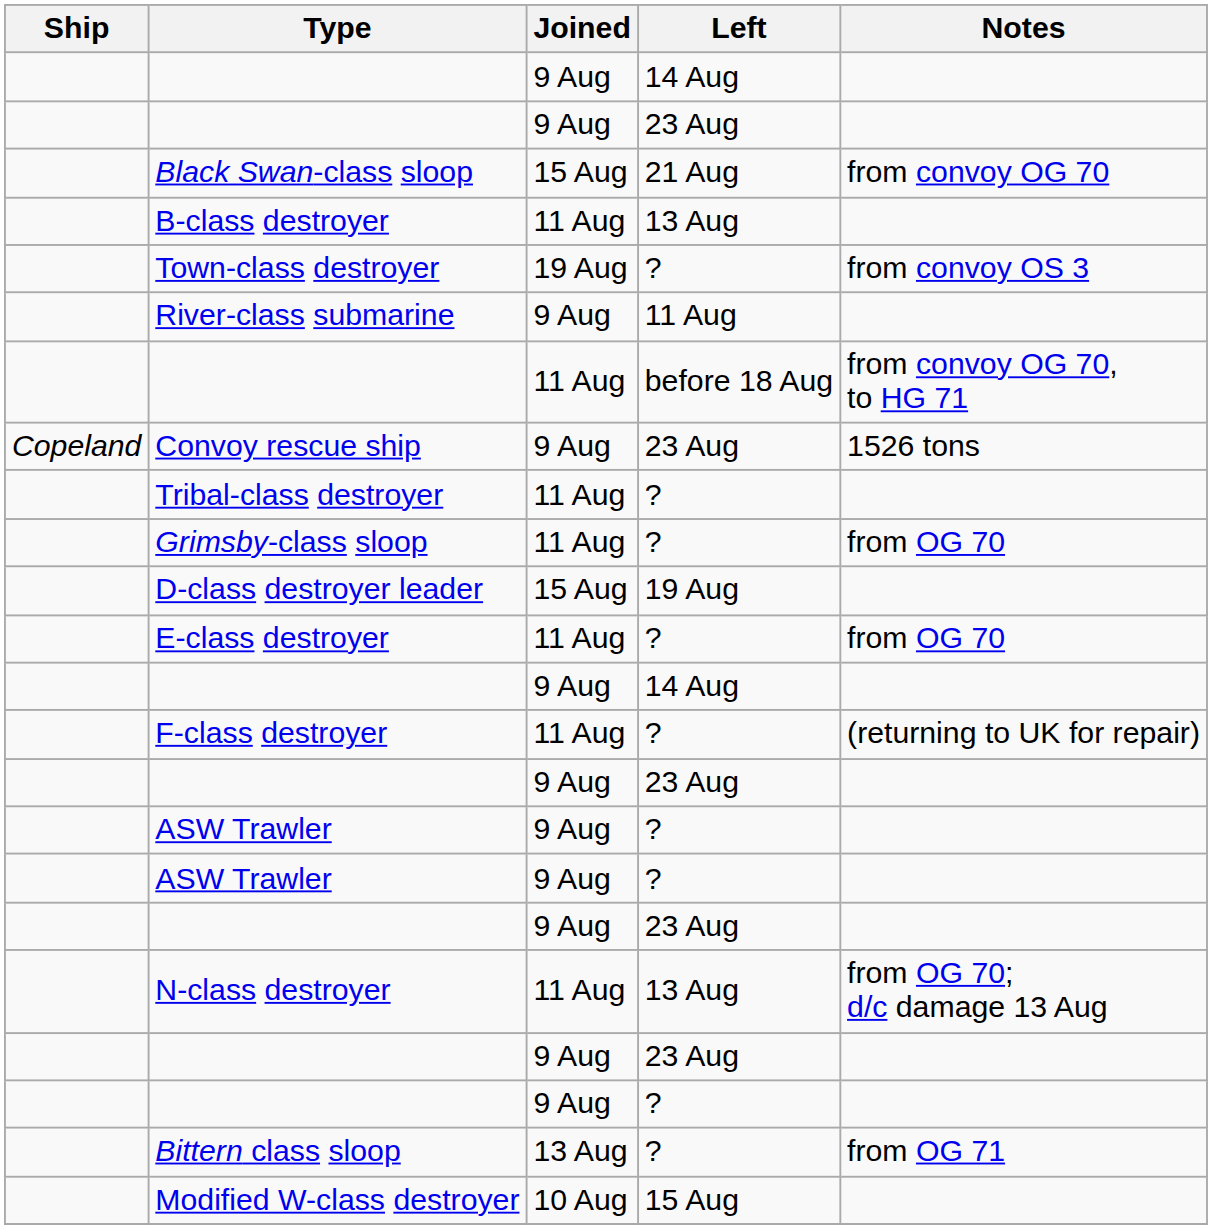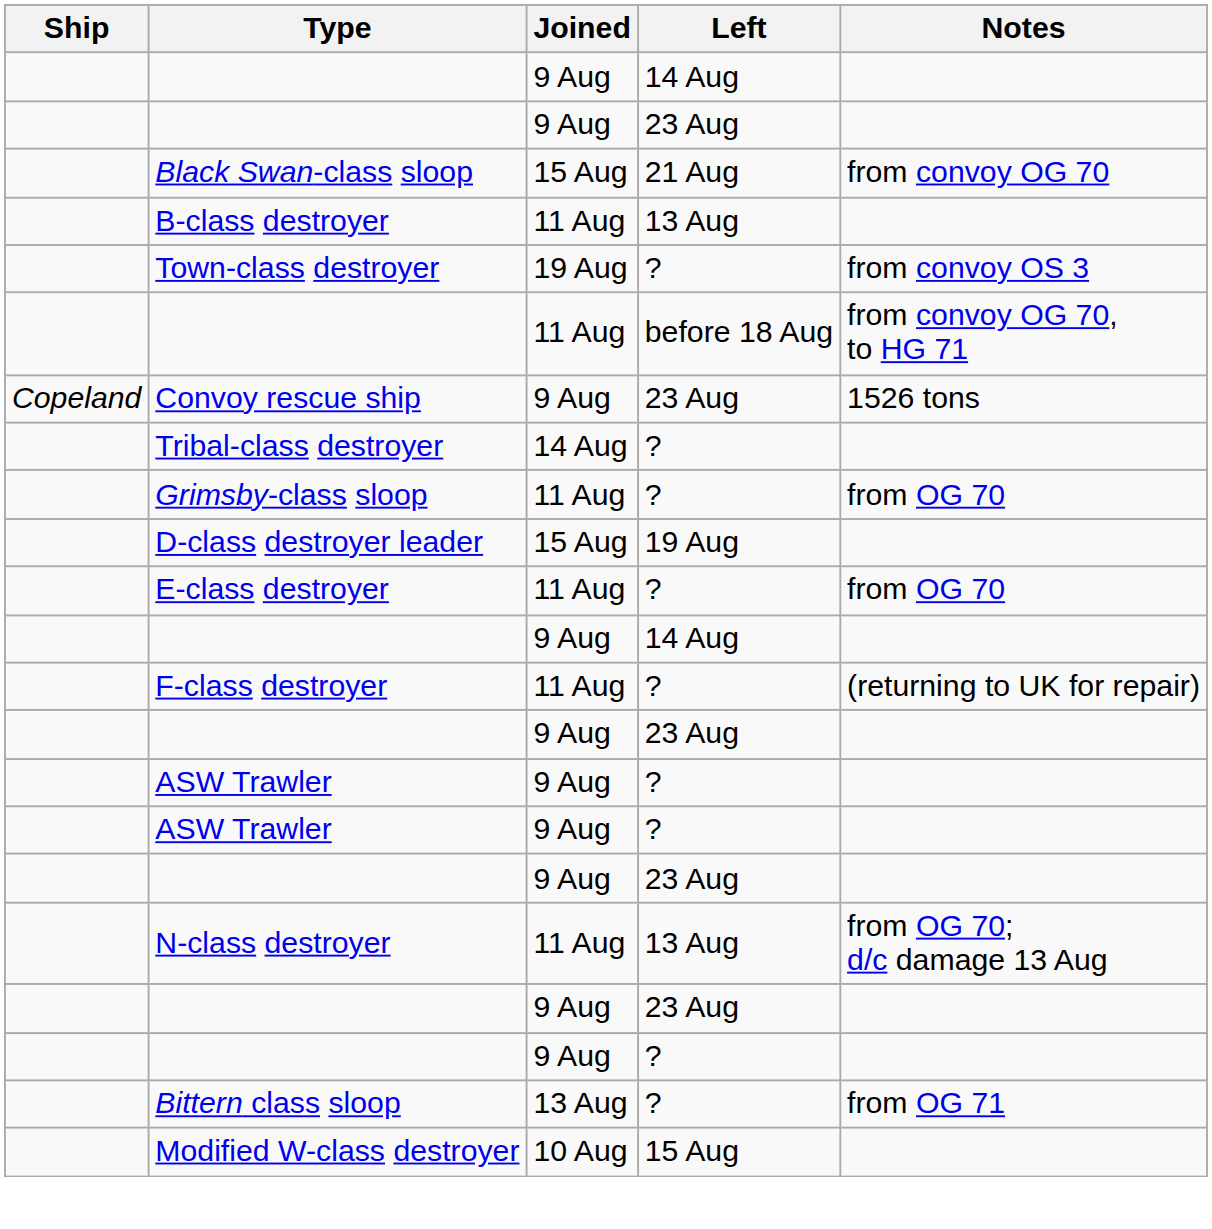- row: (305, 316)
(579, 494) 11 Aug -> (580, 446) 14 Aug
